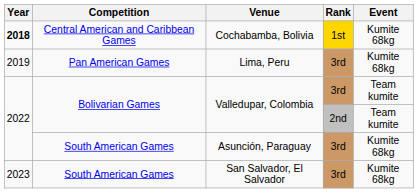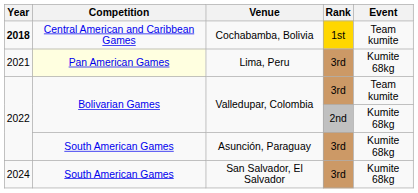(383, 35) Kumite 68kg -> (383, 35) Team kumite
(18, 63) 2019 -> (18, 63) 2021
(119, 63) no background -> (119, 63) lightyellow background
(383, 119) Team kumite -> (383, 119) Kumite 68kg
(18, 175) 2023 -> (18, 175) 2024
